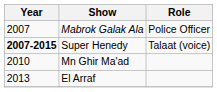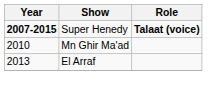- row: (102, 29)
(179, 45) normal -> (167, 29) bold
